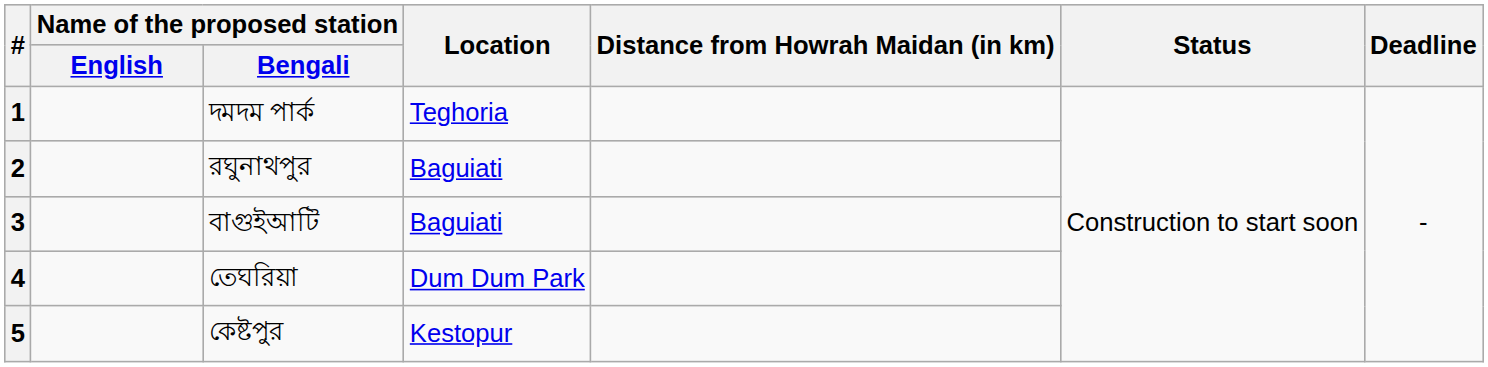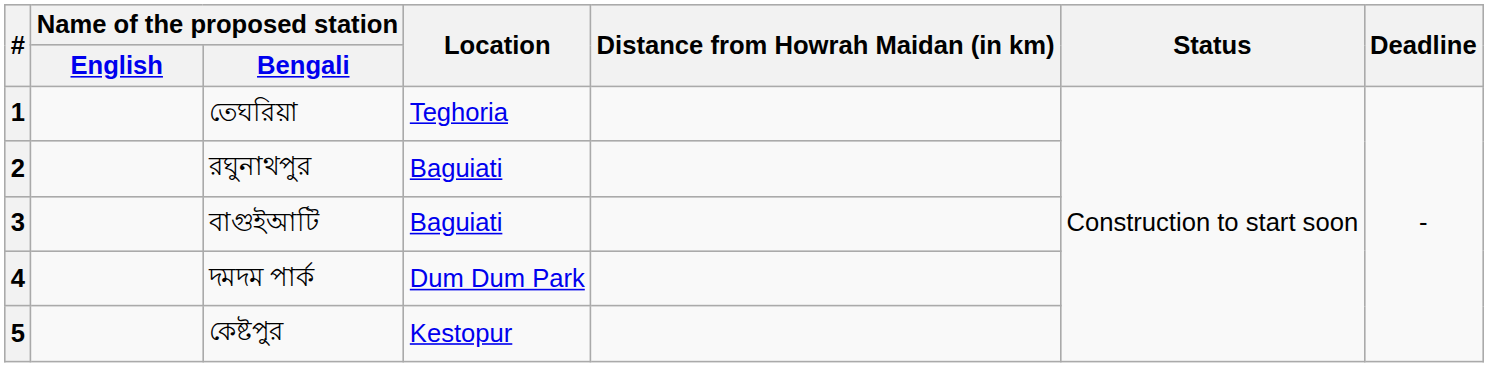(261, 112) দমদম পার্ক -> (253, 112) তেঘরিয়া
(253, 277) তেঘরিয়া -> (261, 277) দমদম পার্ক
